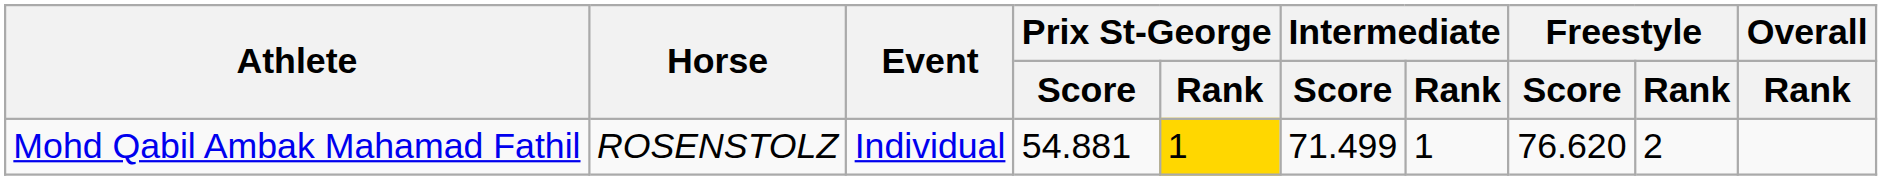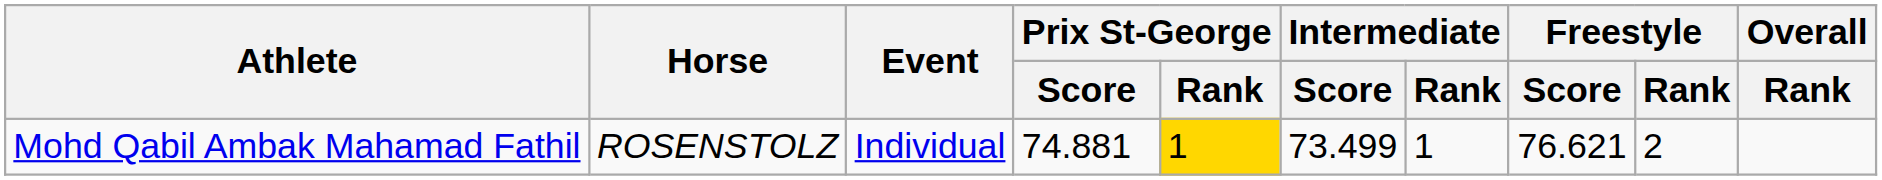(1076, 145) 54.881 -> (1076, 145) 74.881
(1343, 145) 71.499 -> (1343, 145) 73.499
(1572, 145) 76.620 -> (1572, 145) 76.621
